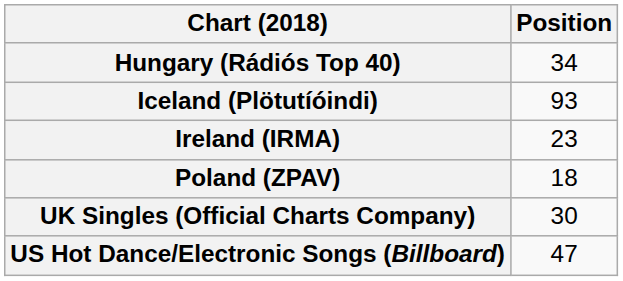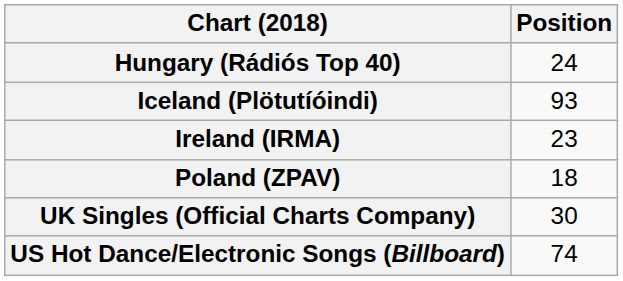(564, 62) 34 -> (564, 62) 24
(564, 255) 47 -> (564, 255) 74
